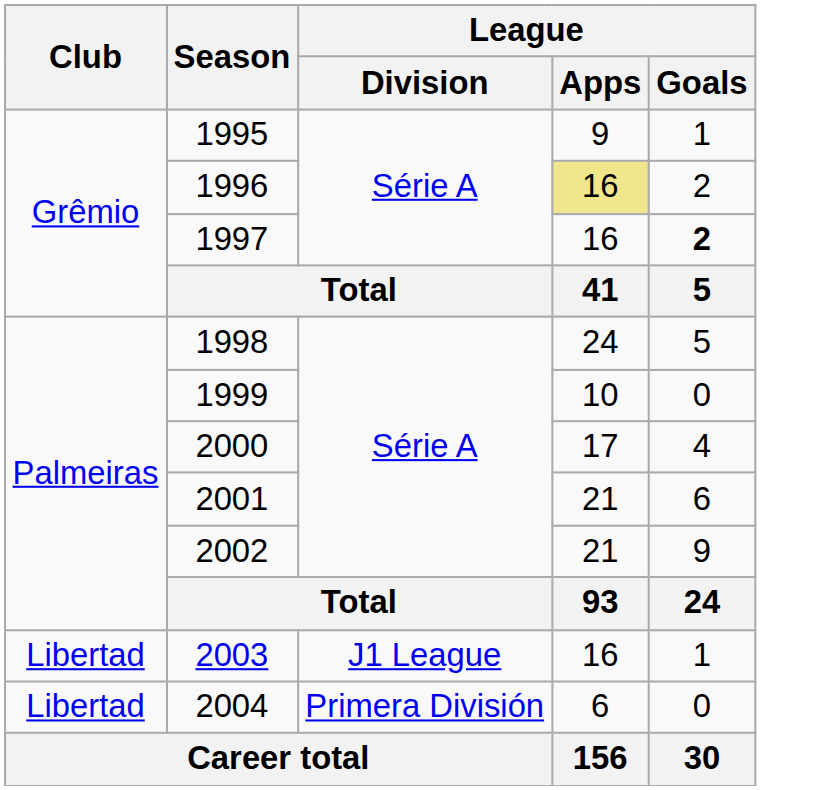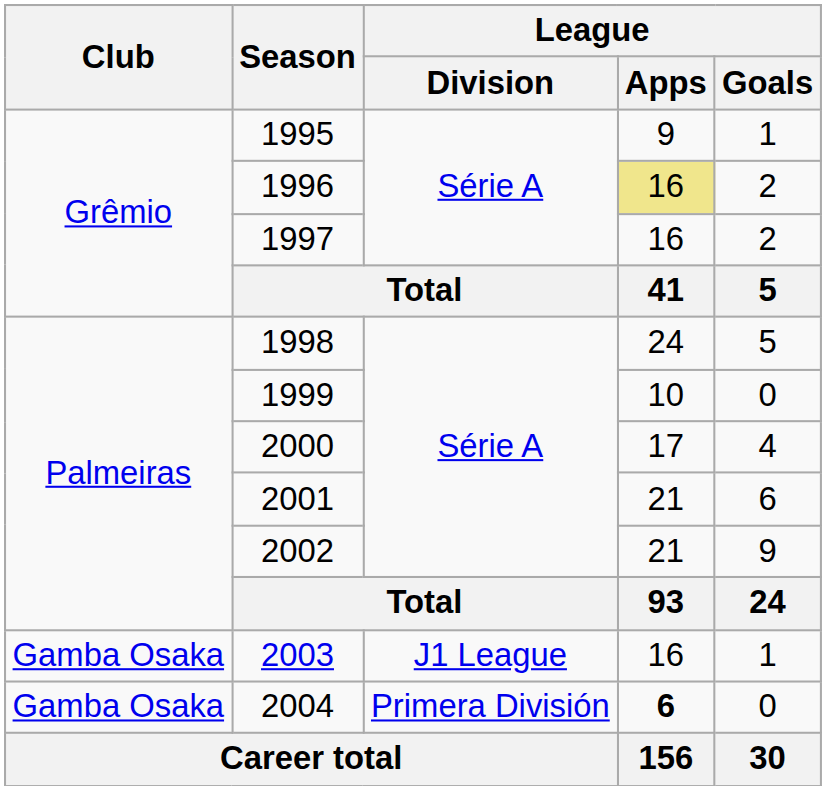(702, 238) bold -> (768, 238) normal
(86, 654) Libertad -> (118, 654) Gamba Osaka
(86, 706) Libertad -> (118, 706) Gamba Osaka
(600, 706) normal -> (666, 706) bold
